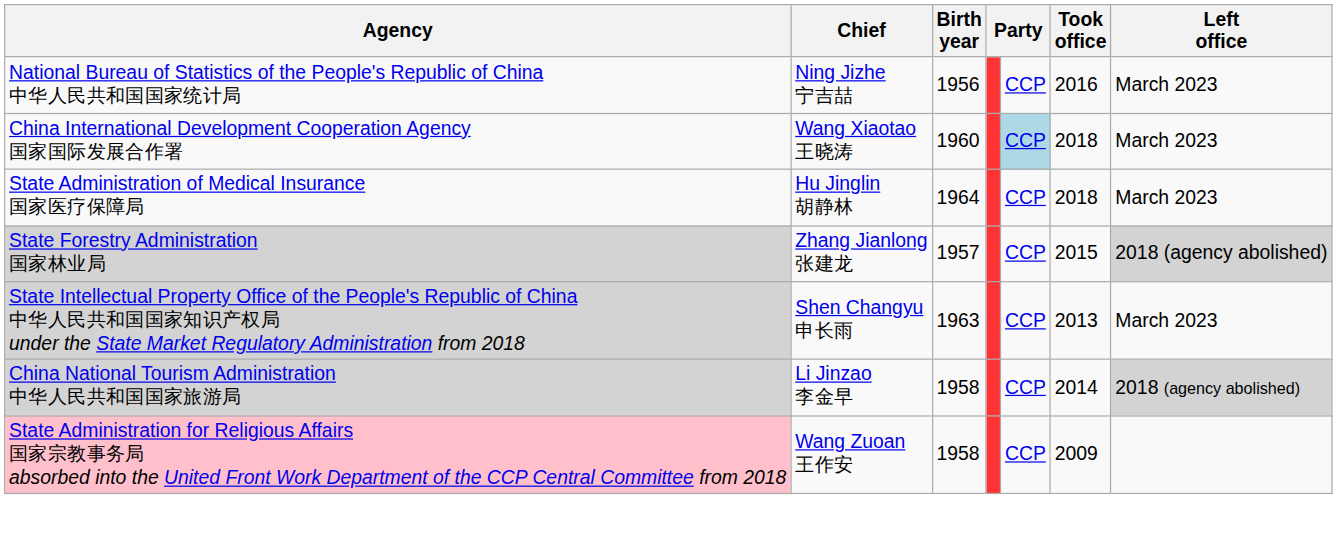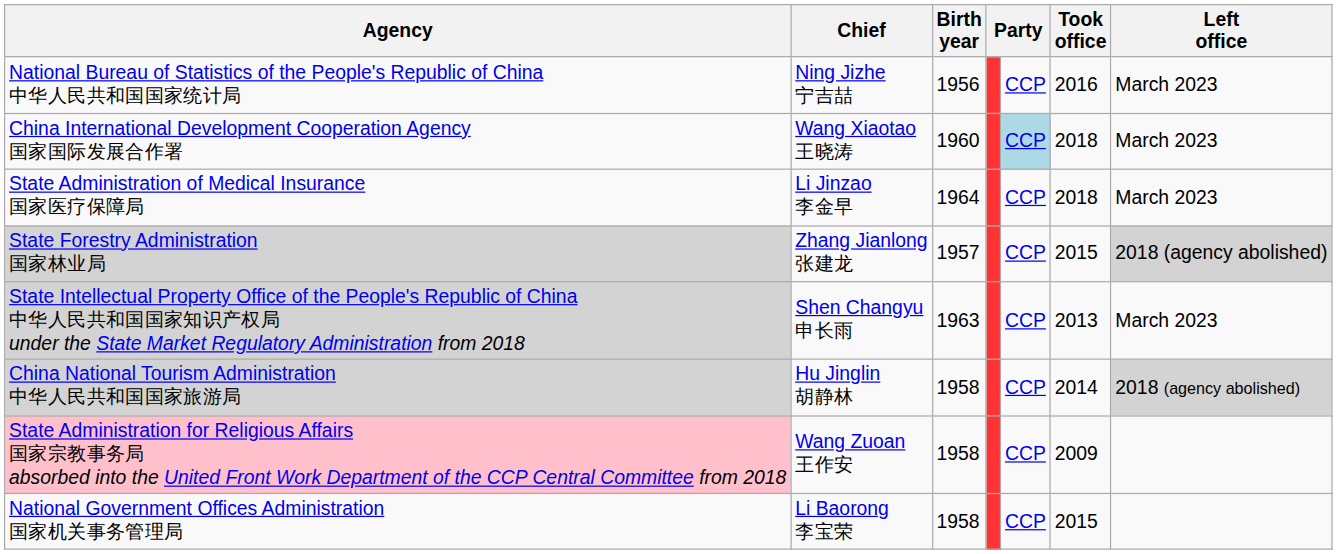(838, 196) Hu Jinglin 胡静林 -> (833, 196) Li Jinzao 李金早
(833, 386) Li Jinzao 李金早 -> (838, 386) Hu Jinglin 胡静林
+ row: (197, 520)
